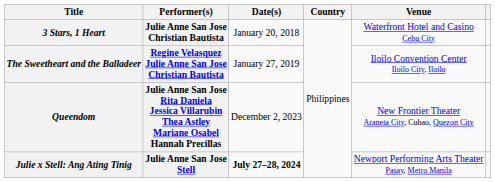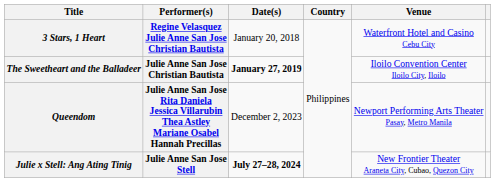(186, 32) Julie Anne San Jose Christian Bautista -> (186, 38) Regine Velasquez Julie Anne San Jose Christian Bautista
(186, 64) Regine Velasquez Julie Anne San Jose Christian Bautista -> (186, 69) Julie Anne San Jose Christian Bautista
(266, 64) normal -> (266, 69) bold
(419, 117) New Frontier Theater Araneta City, Cubao, Quezon City -> (419, 117) Newport Performing Arts Theater Pasay, Metro Manila
(419, 164) Newport Performing Arts Theater Pasay, Metro Manila -> (419, 164) New Frontier Theater Araneta City, Cubao, Quezon City
